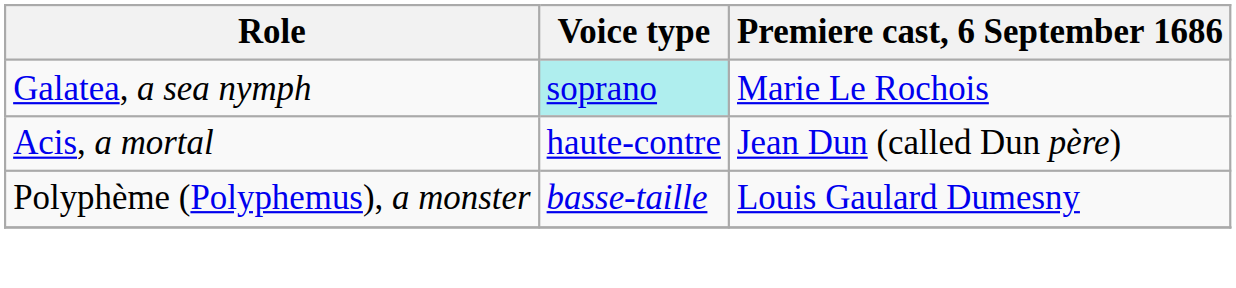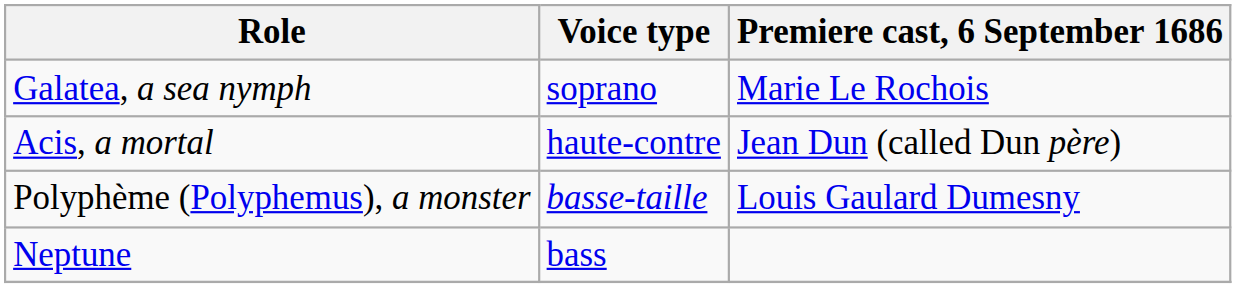(602, 87) paleturquoise background -> (602, 87) no background
+ row: (72, 253)
